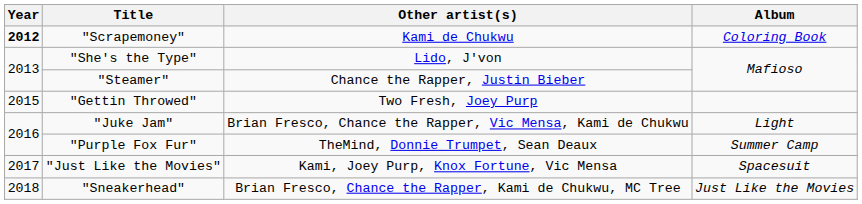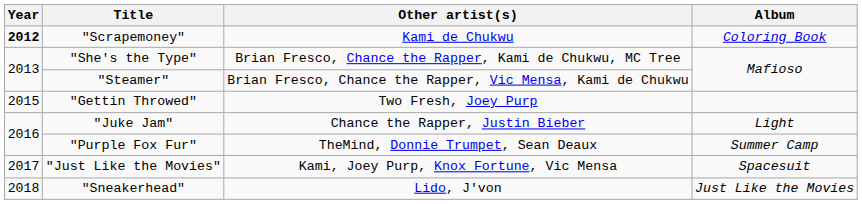(458, 59) Lido, J'von -> (458, 59) Brian Fresco, Chance the Rapper, Kami de Chukwu, MC Tree
(458, 80) Chance the Rapper, Justin Bieber -> (458, 80) Brian Fresco, Chance the Rapper, Vic Mensa, Kami de Chukwu
(458, 123) Brian Fresco, Chance the Rapper, Vic Mensa, Kami de Chukwu -> (458, 123) Chance the Rapper, Justin Bieber
(458, 188) Brian Fresco, Chance the Rapper, Kami de Chukwu, MC Tree -> (458, 188) Lido, J'von
